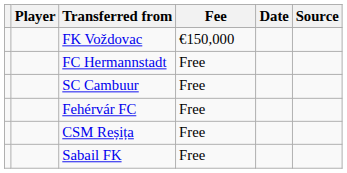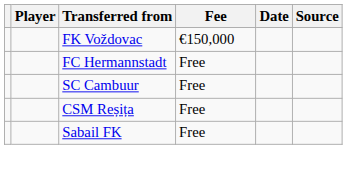- row: (99, 109)
